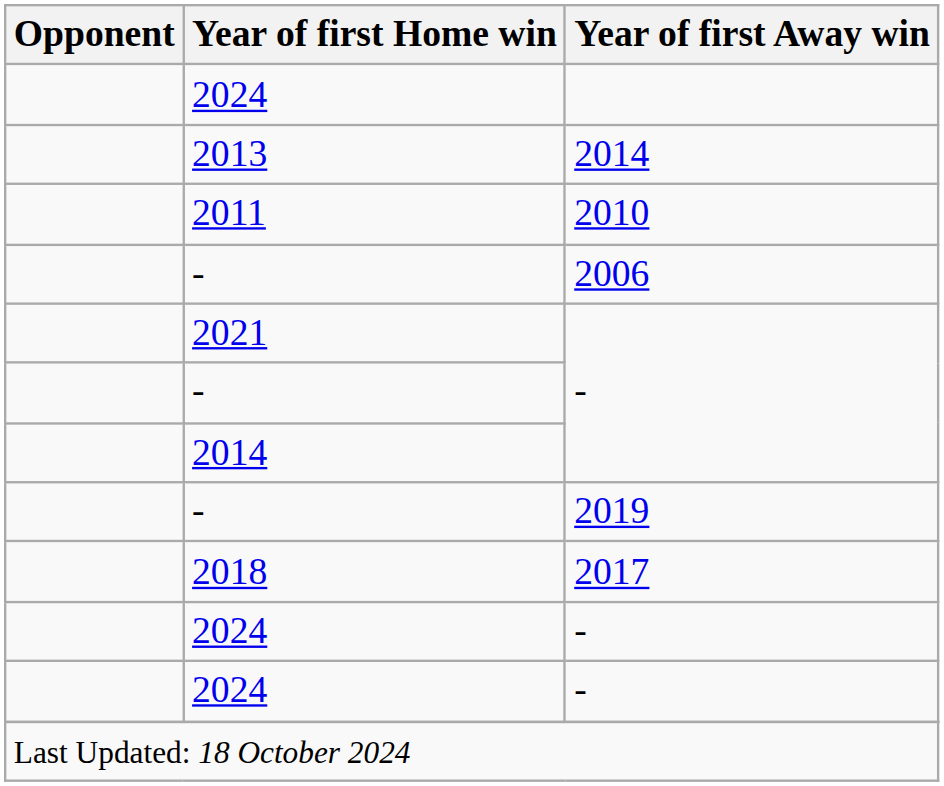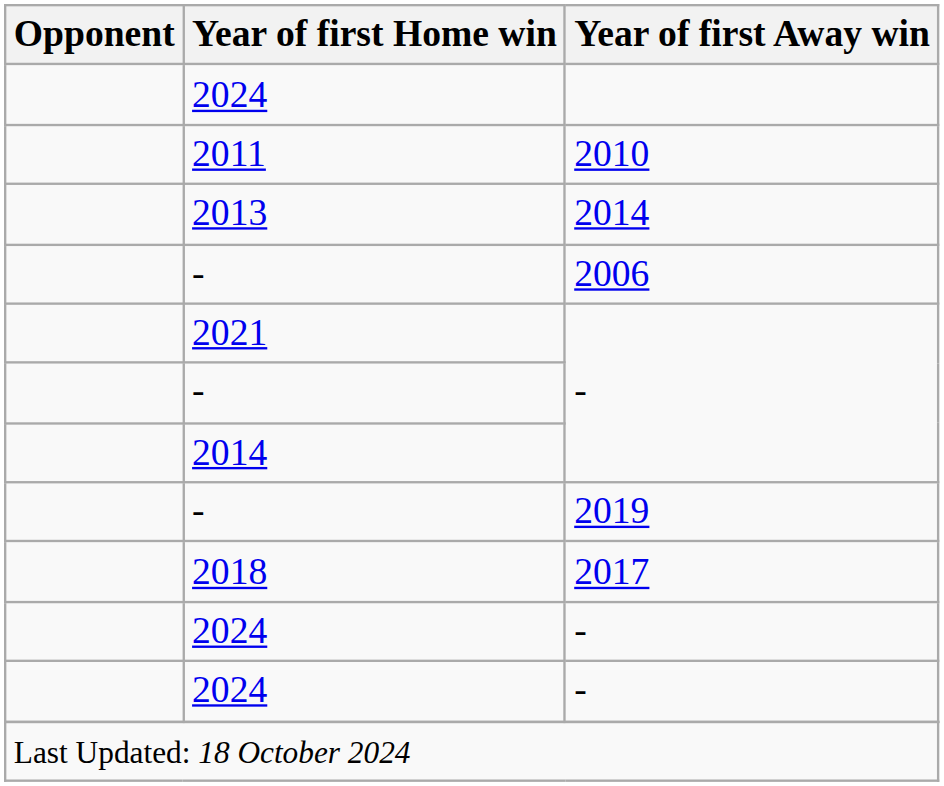rows swapped: (229, 213) <-> (230, 153)
